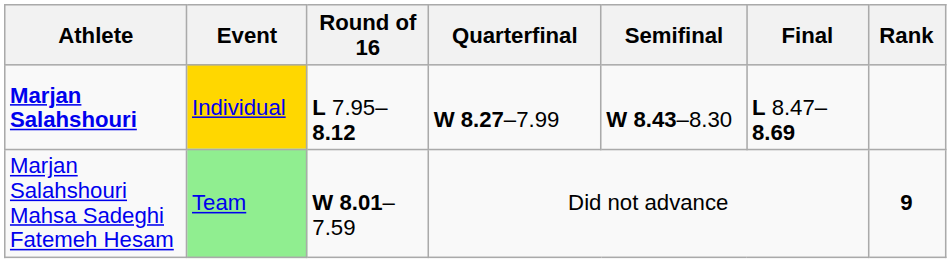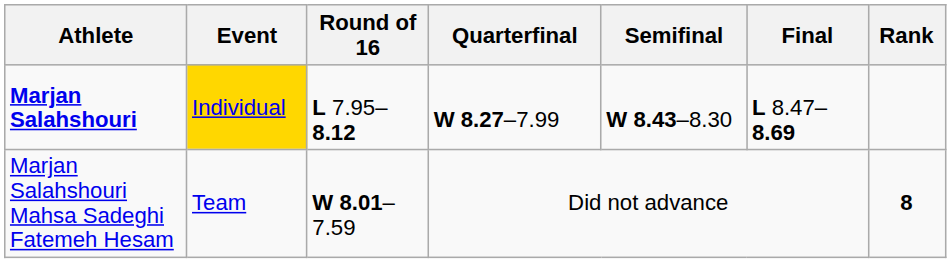(219, 204) lightgreen background -> (219, 204) no background
(906, 204) 9 -> (906, 204) 8
